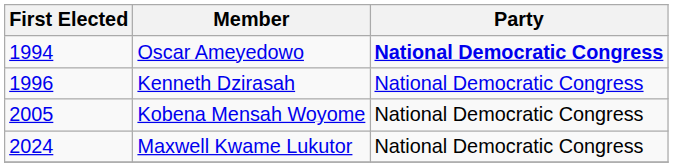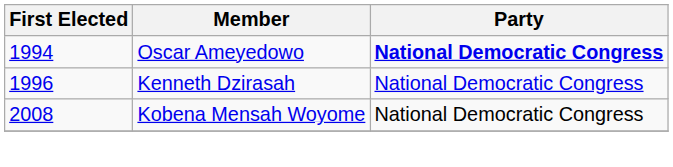(31, 114) 2005 -> (31, 114) 2008
- row: (245, 146)
